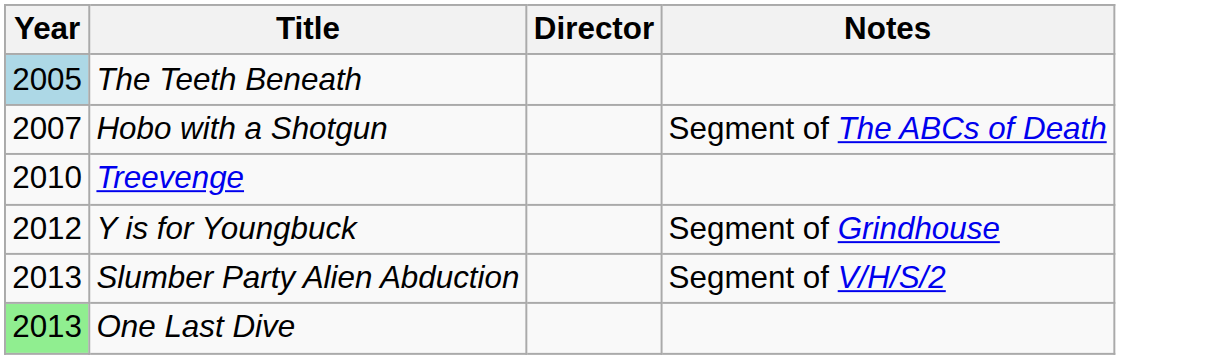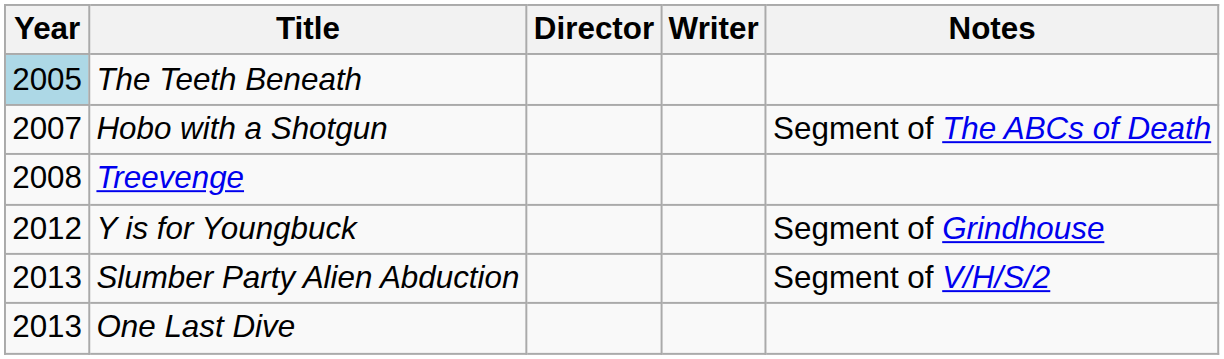+ column: (714, 29)
(47, 178) 2010 -> (47, 178) 2008
(47, 327) lightgreen background -> (47, 327) no background
